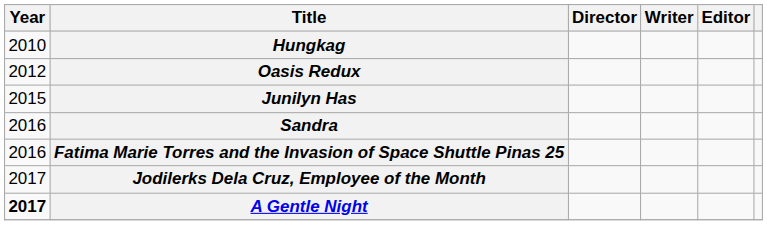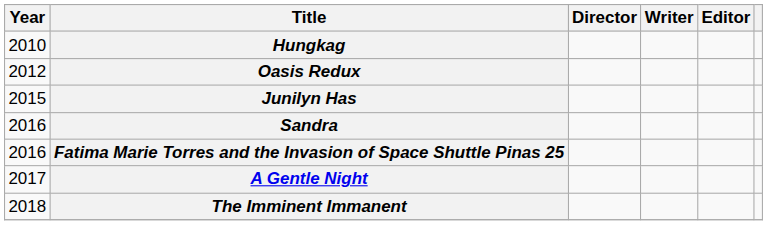- row: (309, 179)
(27, 206) bold -> (27, 179) normal
+ row: (309, 206)
